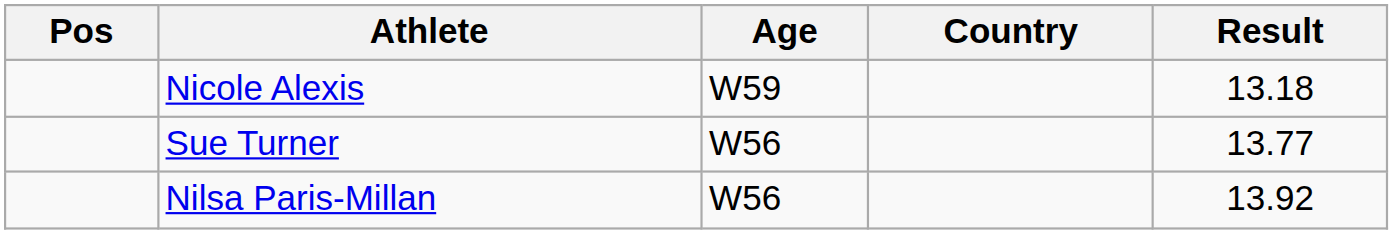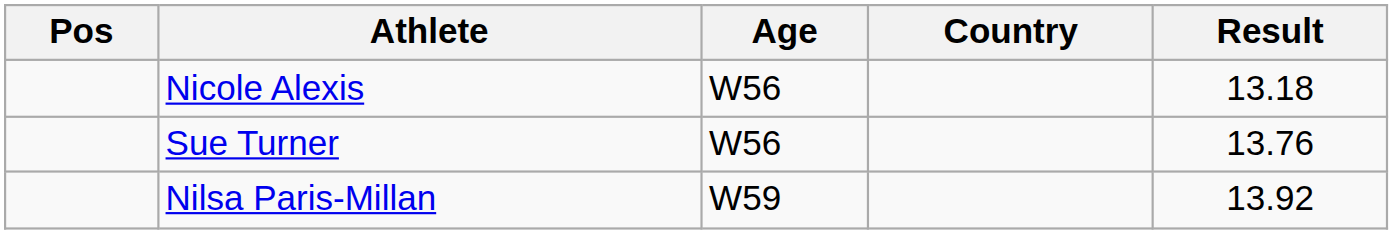(745, 87) W59 -> (745, 87) W56
(1270, 143) 13.77 -> (1270, 143) 13.76
(745, 198) W56 -> (745, 198) W59
